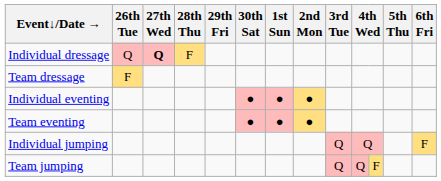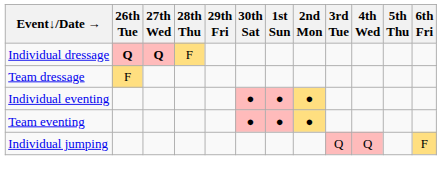(128, 54) normal -> (128, 54) bold
- row: (46, 165)
